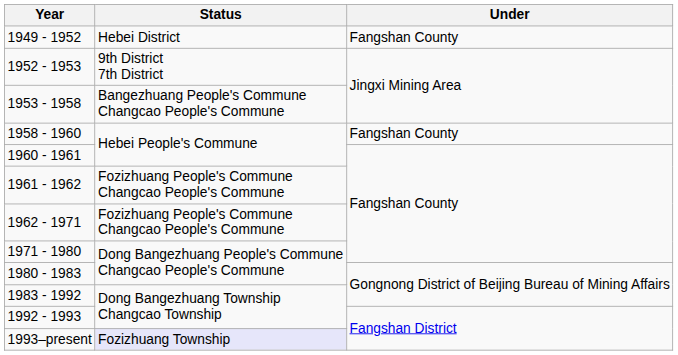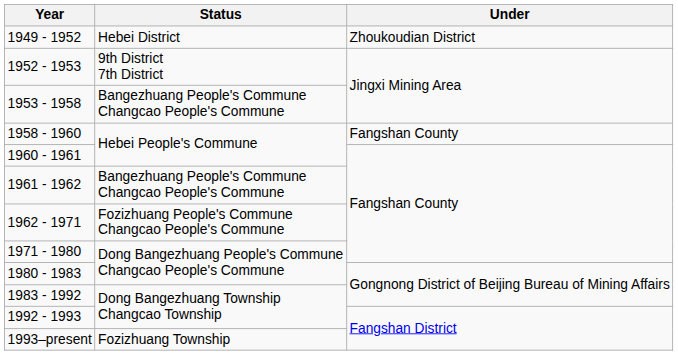(404, 37) Fangshan County -> (412, 37) Zhoukoudian District
(195, 185) Fozizhuang People's Commune Changcao People's Commune -> (202, 185) Bangezhuang People's Commune Changcao People's Commune
(164, 339) lavender background -> (164, 339) no background
